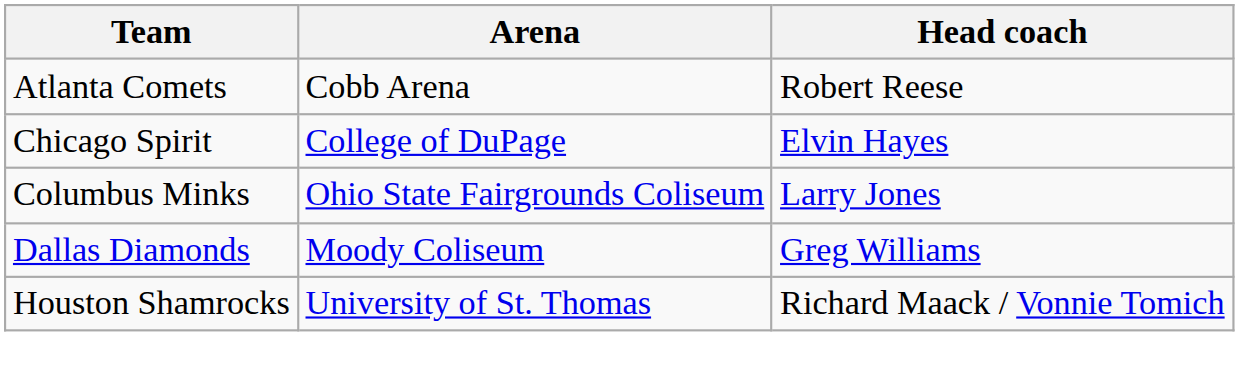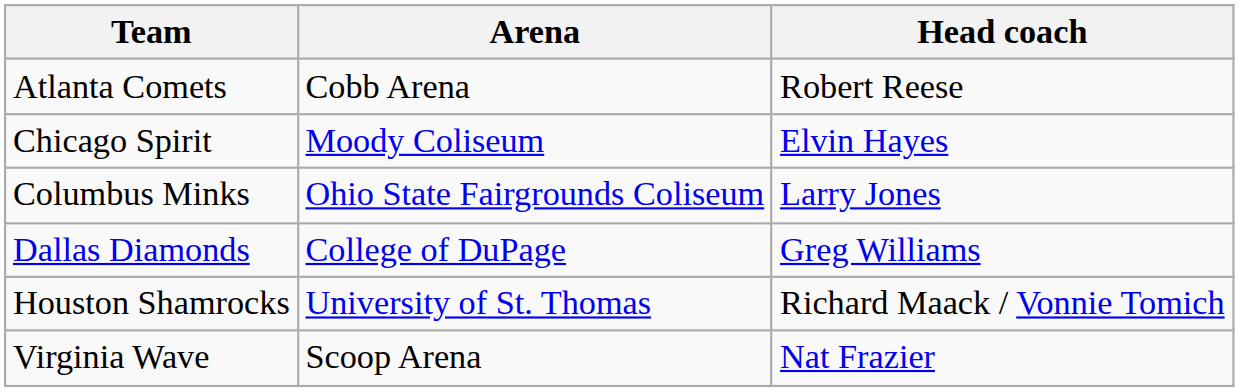(436, 140) College of DuPage -> (425, 140) Moody Coliseum
(425, 248) Moody Coliseum -> (436, 248) College of DuPage
+ row: (111, 357)
